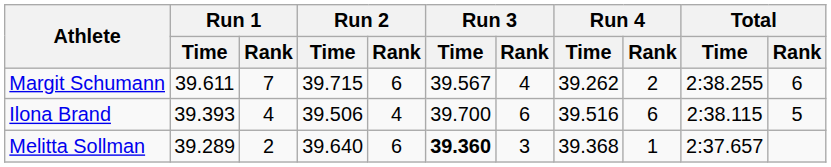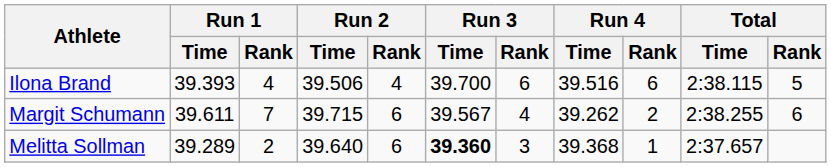rows swapped: (87, 84) <-> (60, 115)
